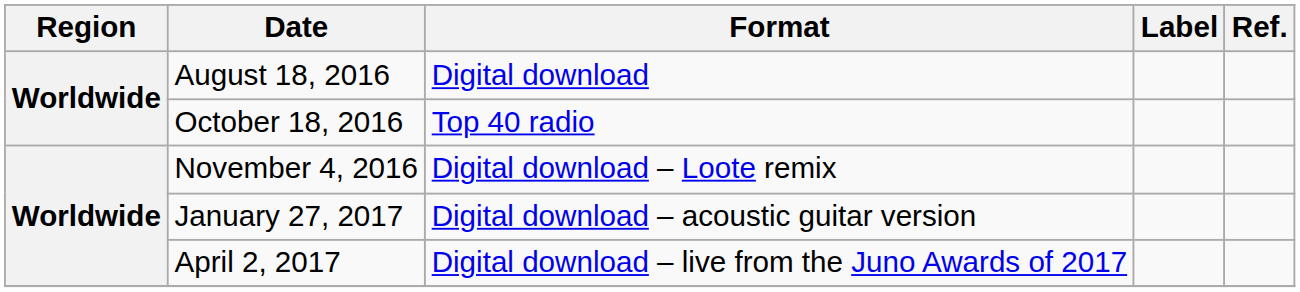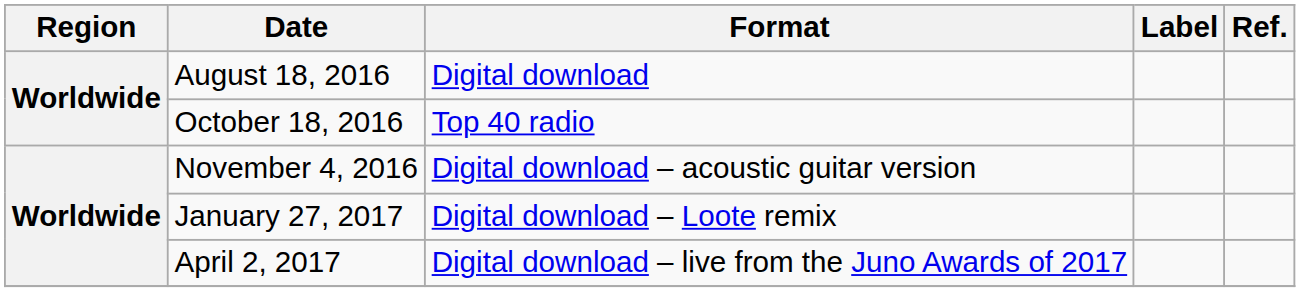(634, 168) Digital download – Loote remix -> (704, 168) Digital download – acoustic guitar version
(704, 215) Digital download – acoustic guitar version -> (634, 215) Digital download – Loote remix
